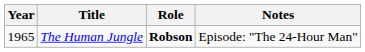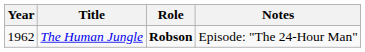(21, 36) 1965 -> (21, 36) 1962
